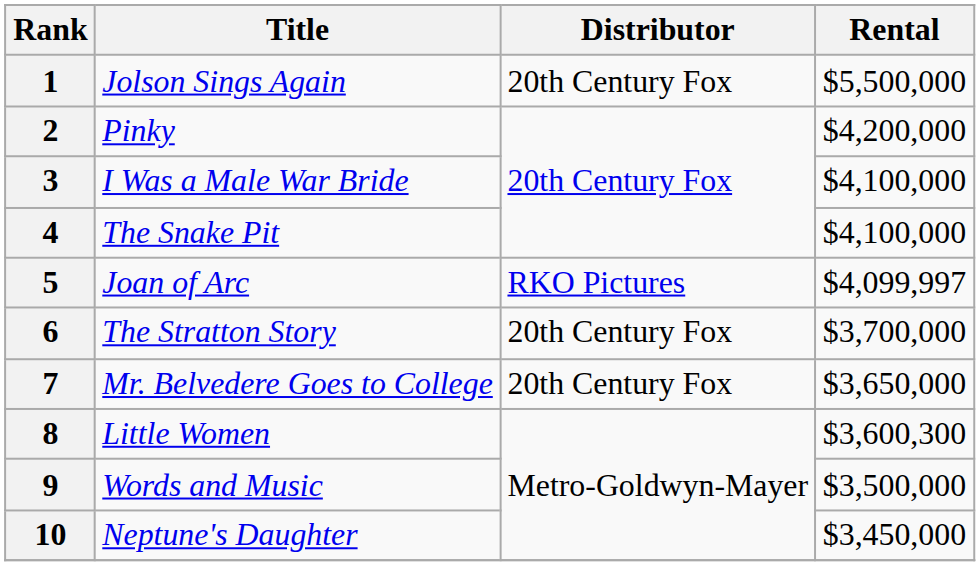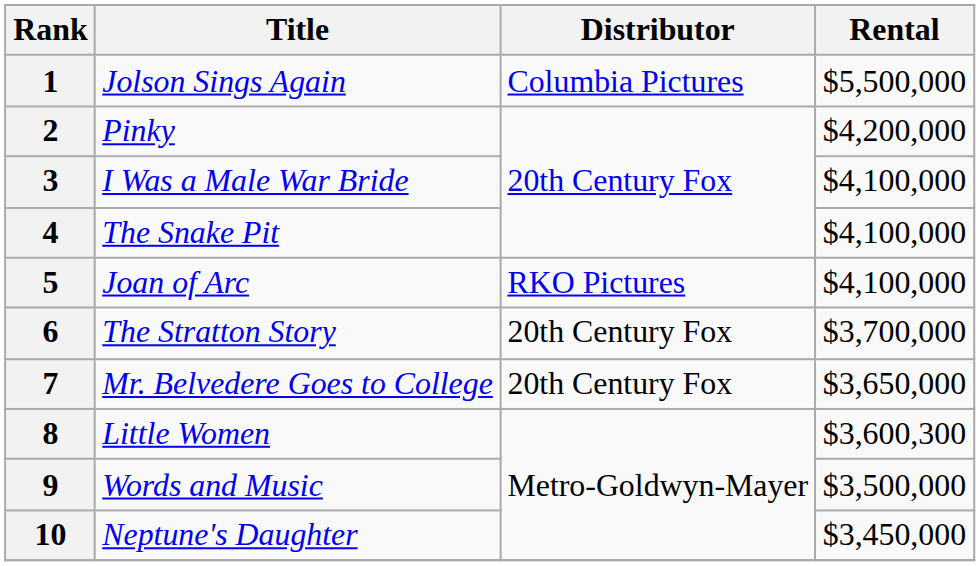(620, 80) 20th Century Fox -> (626, 80) Columbia Pictures
(894, 282) $4,099,997 -> (894, 282) $4,100,000
